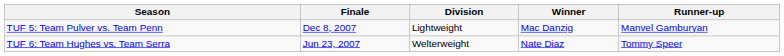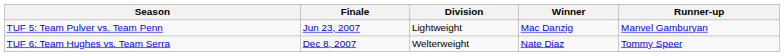(329, 28) Dec 8, 2007 -> (331, 28) Jun 23, 2007
(331, 43) Jun 23, 2007 -> (329, 43) Dec 8, 2007
